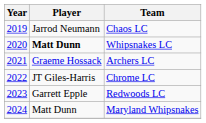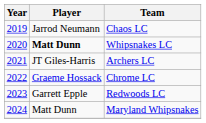(67, 61) Graeme Hossack -> (63, 61) JT Giles-Harris
(63, 77) JT Giles-Harris -> (67, 77) Graeme Hossack
